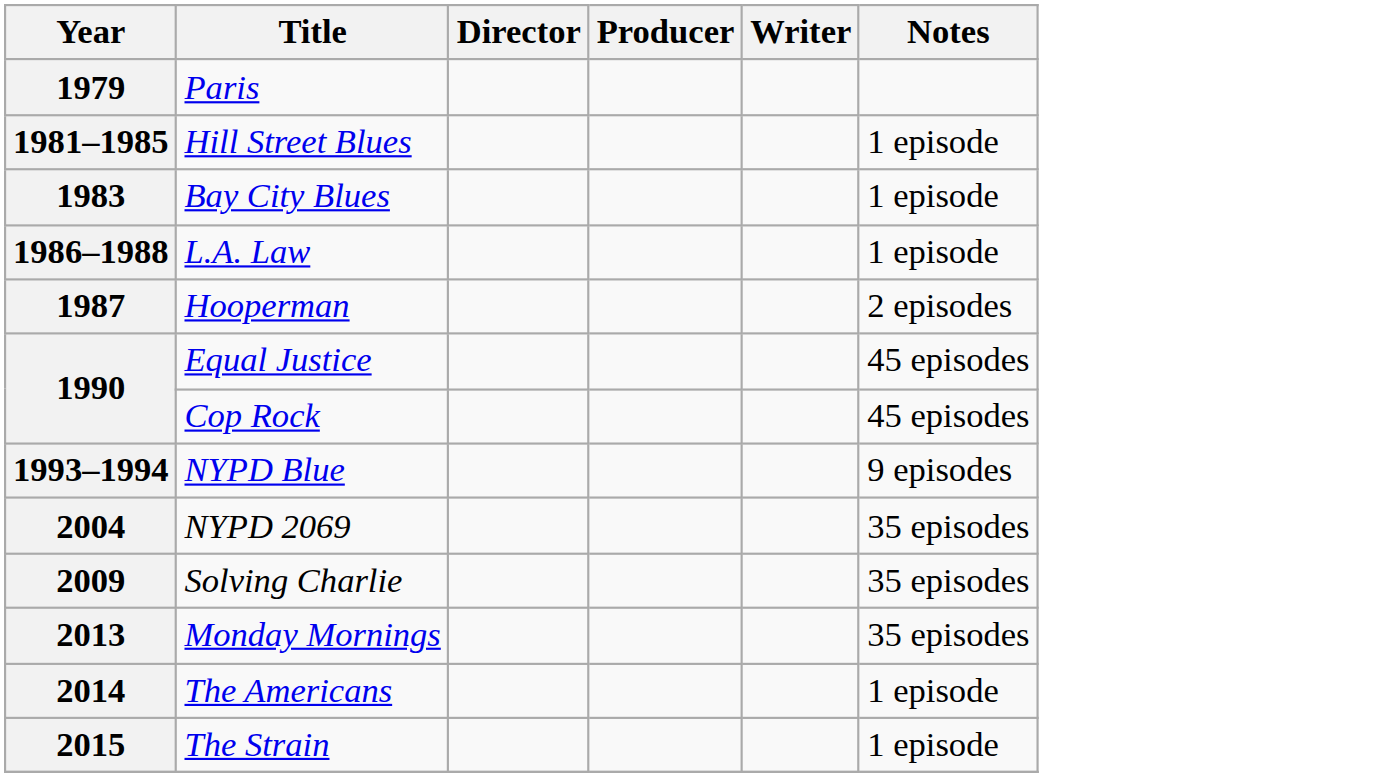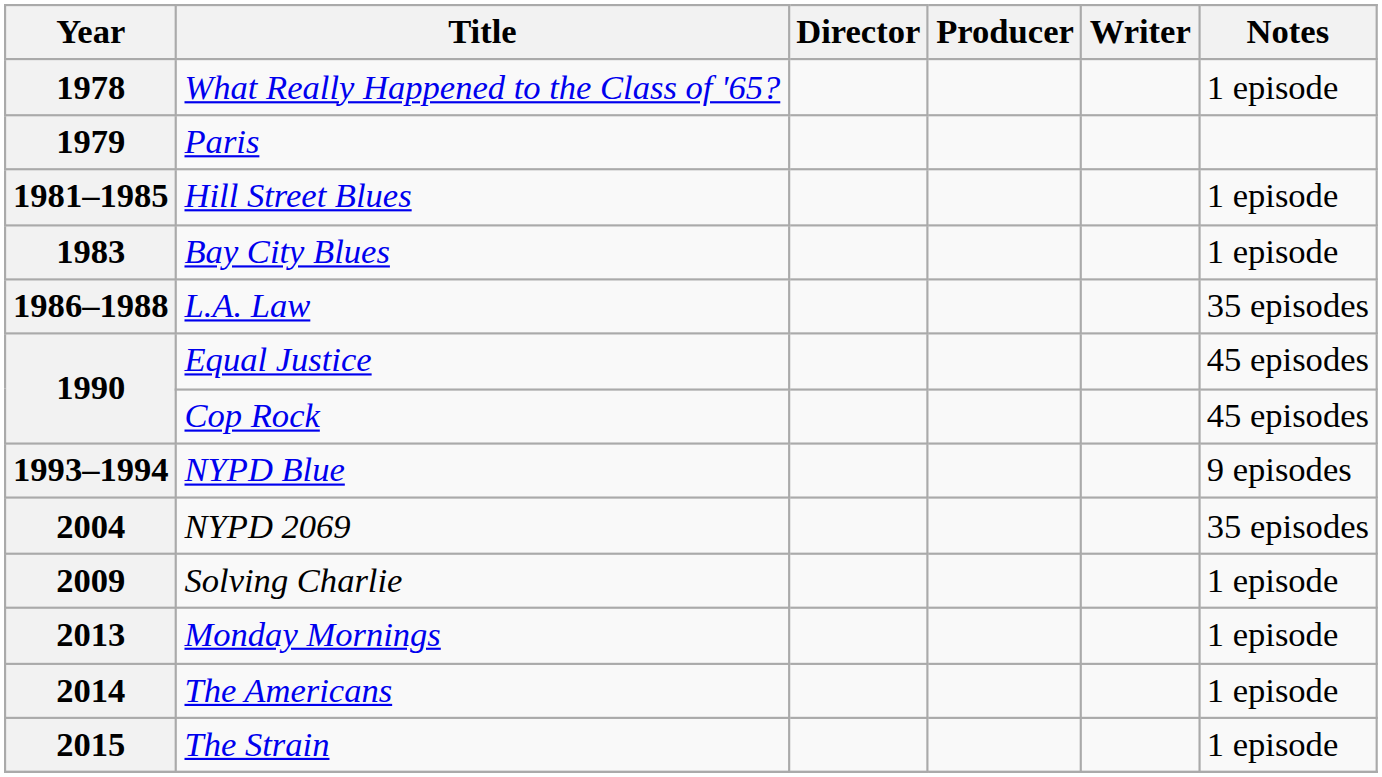+ row: (91, 86)
(933, 251) 1 episode -> (1288, 305) 35 episodes
- row: (91, 305)
(948, 580) 35 episodes -> (1272, 580) 1 episode
(948, 634) 35 episodes -> (1272, 634) 1 episode
